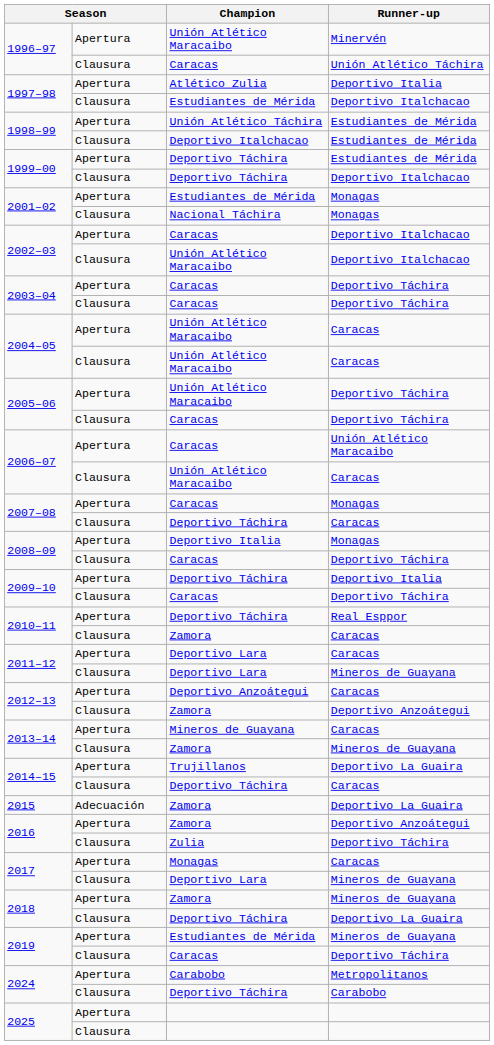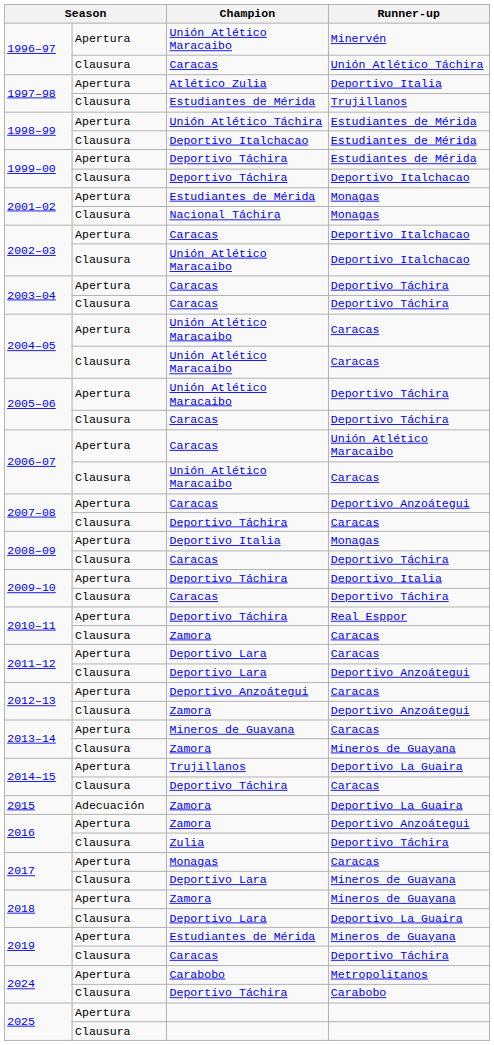(400, 103) Deportivo Italchacao -> (369, 103) Trujillanos
(355, 503) Monagas -> (400, 503) Deportivo Anzoátegui
(393, 673) Mineros de Guayana -> (400, 673) Deportivo Anzoátegui
(229, 918) Deportivo Táchira -> (218, 918) Deportivo Lara
